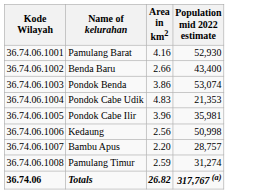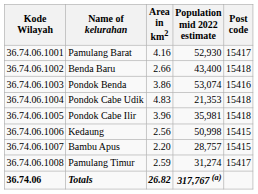+ column: (238, 24)
